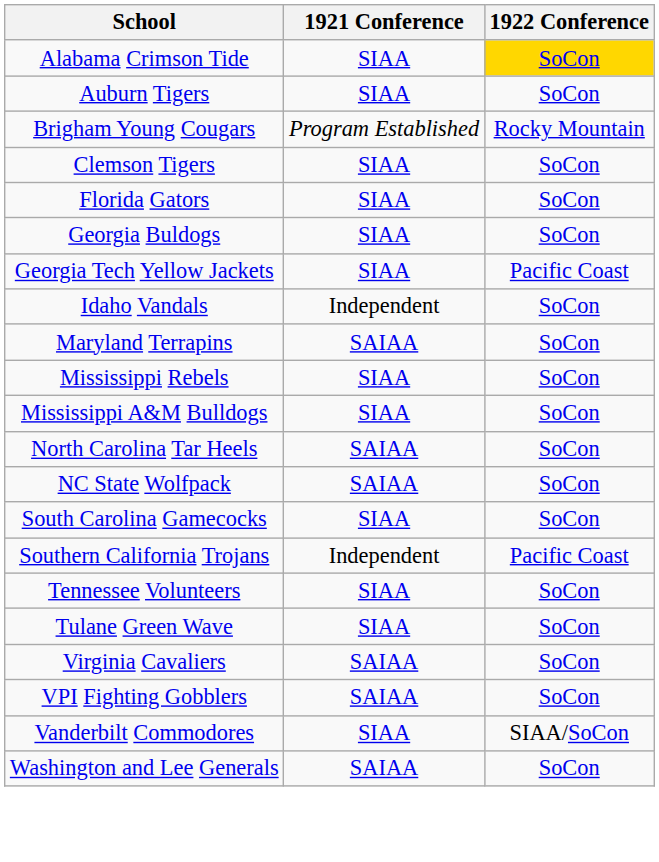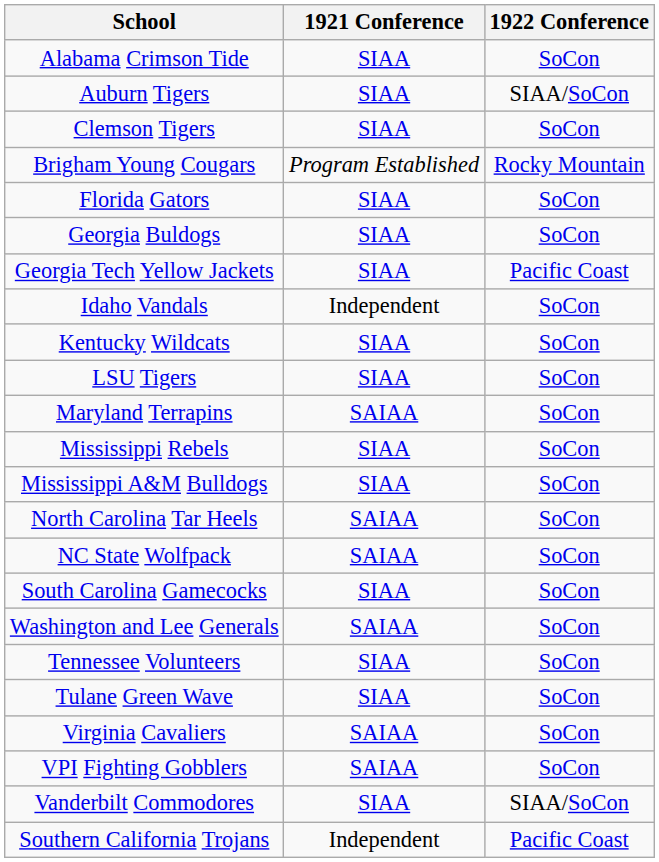(569, 57) gold background -> (569, 57) no background
(569, 93) SoCon -> (569, 93) SIAA/SoCon
rows swapped: (144, 128) <-> (144, 164)
+ row: (144, 341)
+ row: (144, 377)
rows swapped: (144, 555) <-> (144, 768)
